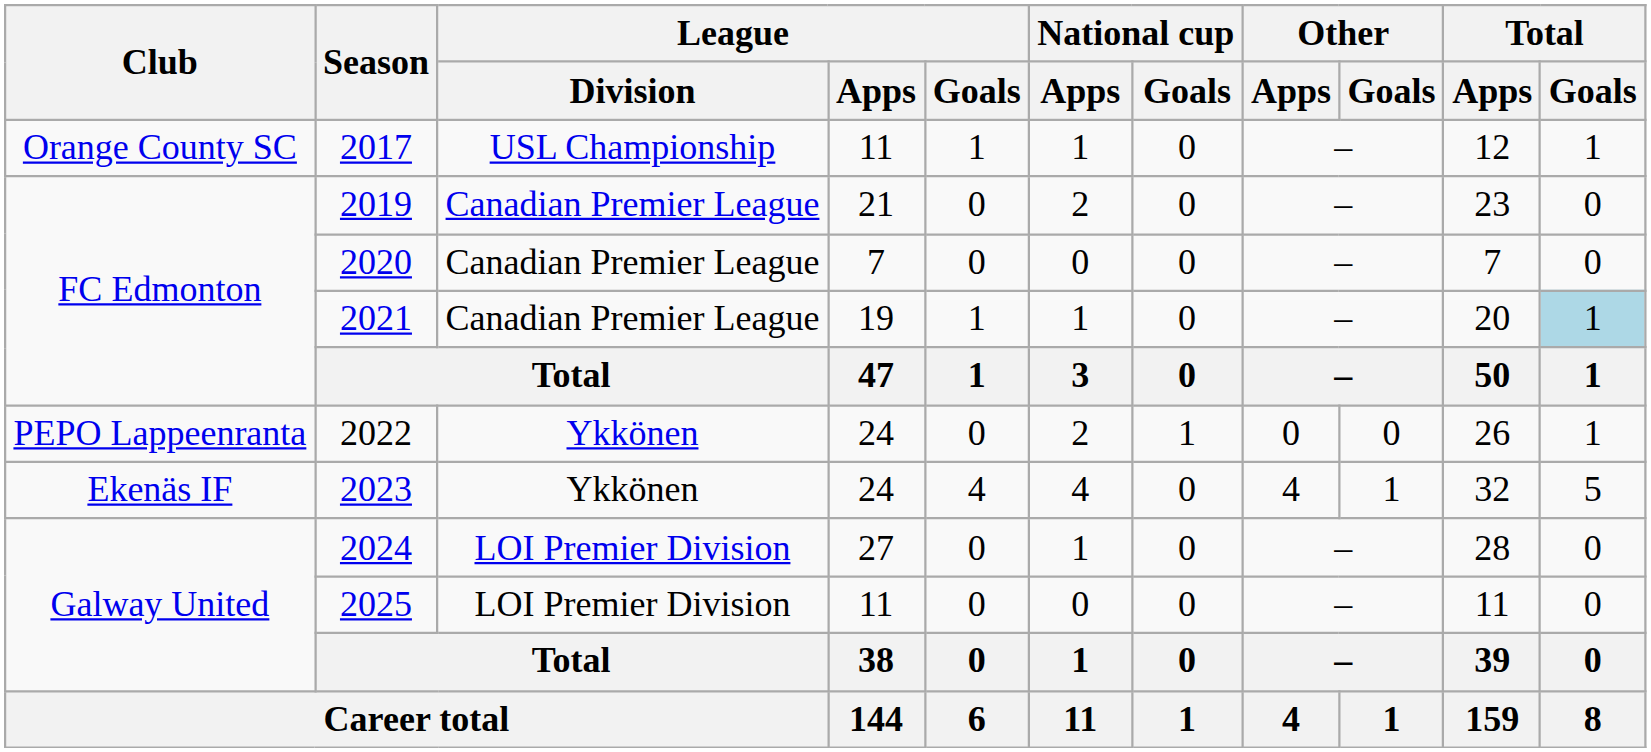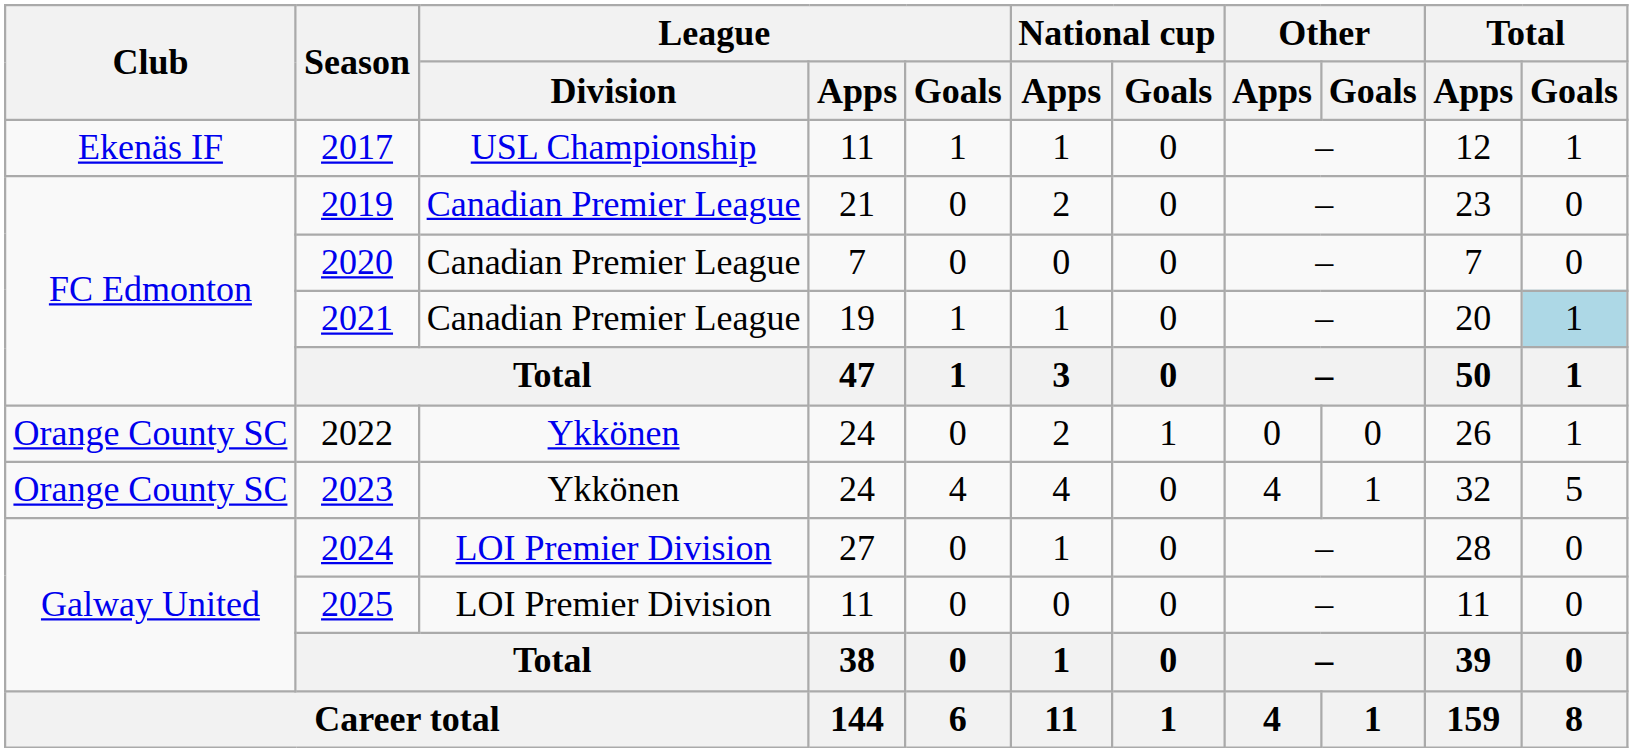(160, 147) Orange County SC -> (150, 147) Ekenäs IF
(160, 432) PEPO Lappeenranta -> (150, 432) Orange County SC
(160, 489) Ekenäs IF -> (150, 489) Orange County SC
